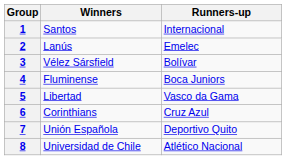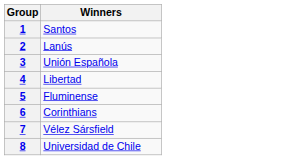- column: (221, 12)
(79, 63) Vélez Sársfield -> (81, 63) Unión Española
(71, 79) Fluminense -> (62, 79) Libertad
(62, 96) Libertad -> (71, 96) Fluminense
(81, 130) Unión Española -> (79, 130) Vélez Sársfield
